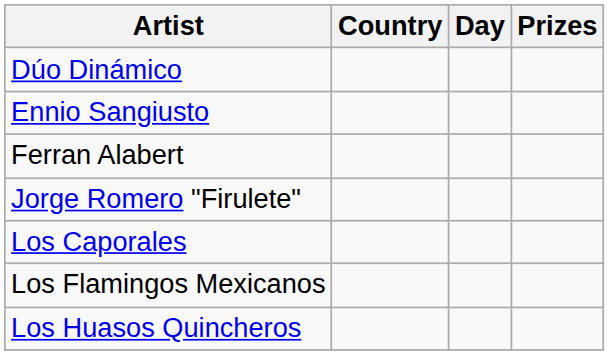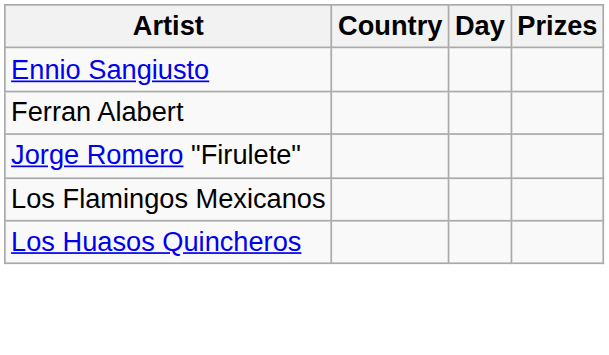- row: (97, 69)
- row: (99, 241)
